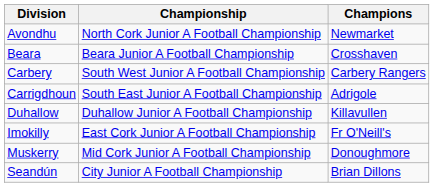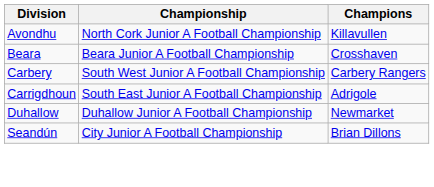(362, 34) Newmarket -> (359, 34) Killavullen
(359, 113) Killavullen -> (362, 113) Newmarket
- row: (28, 133)
- row: (33, 152)
